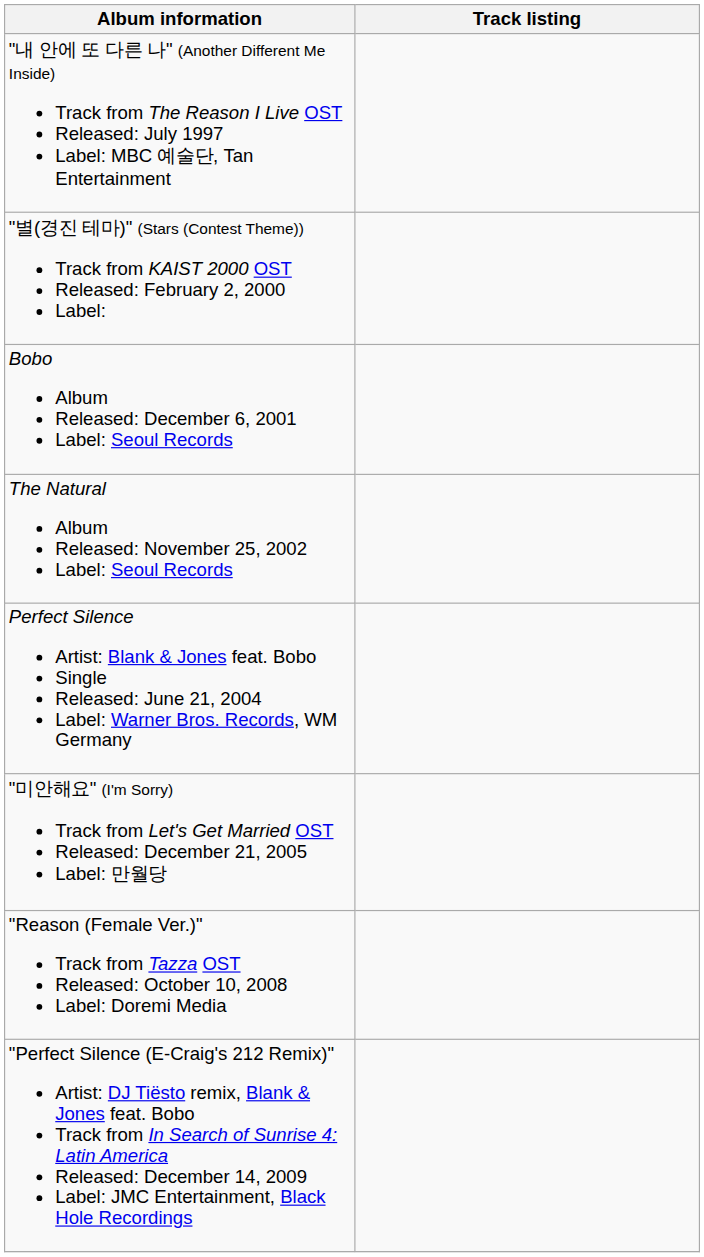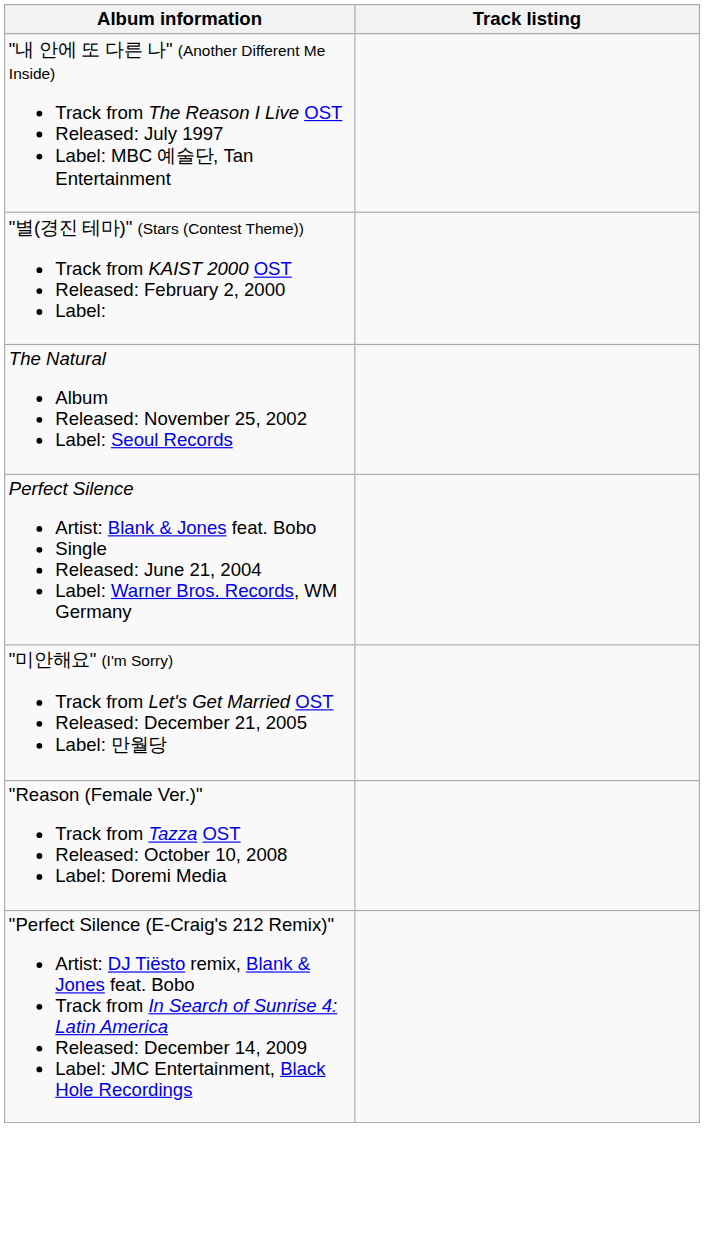- row: (180, 400)
